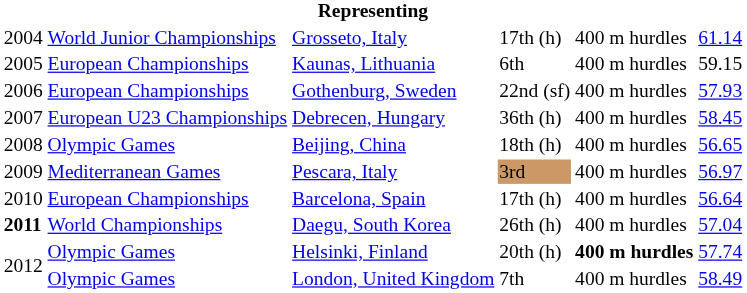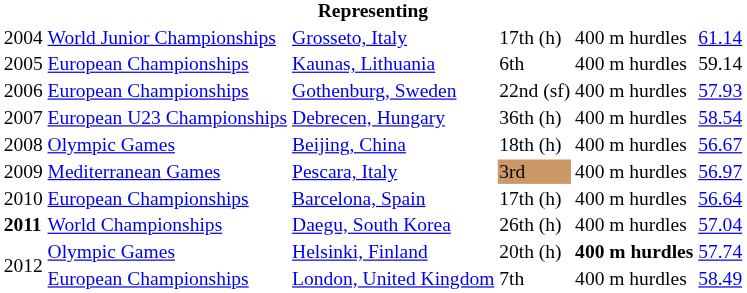(720, 64) 59.15 -> (720, 64) 59.14
(720, 117) 58.45 -> (720, 117) 58.54
(720, 144) 56.65 -> (720, 144) 56.67
(111, 278) Olympic Games -> (148, 278) European Championships
